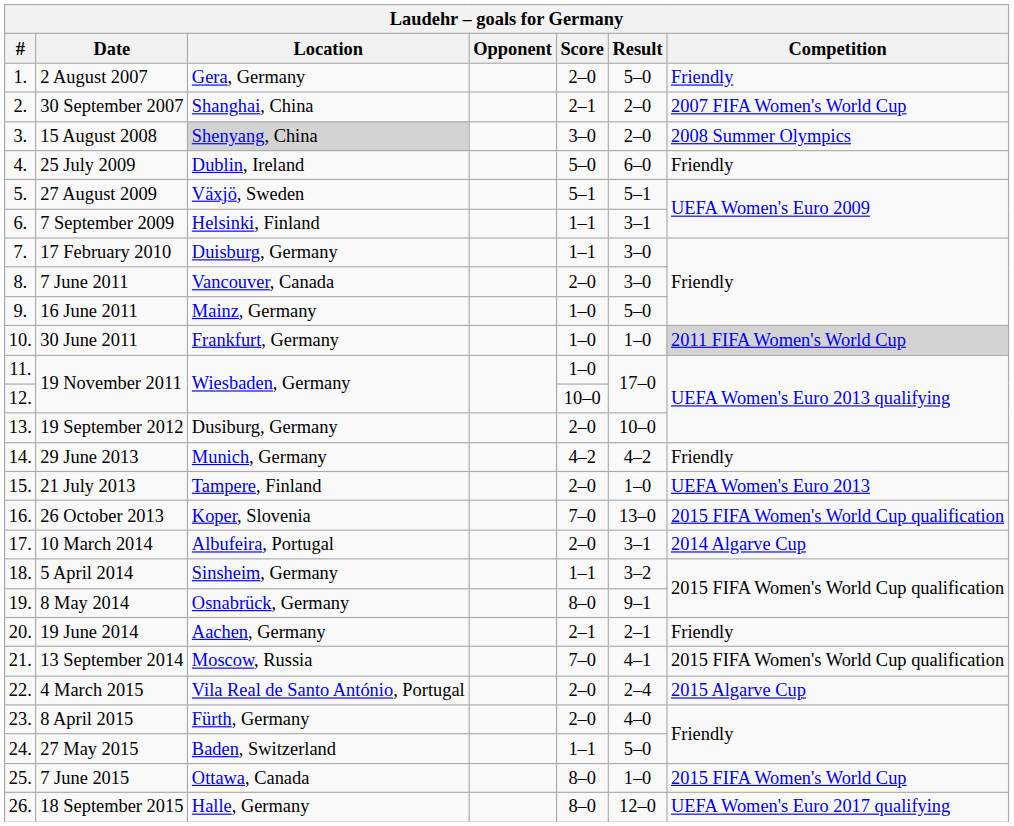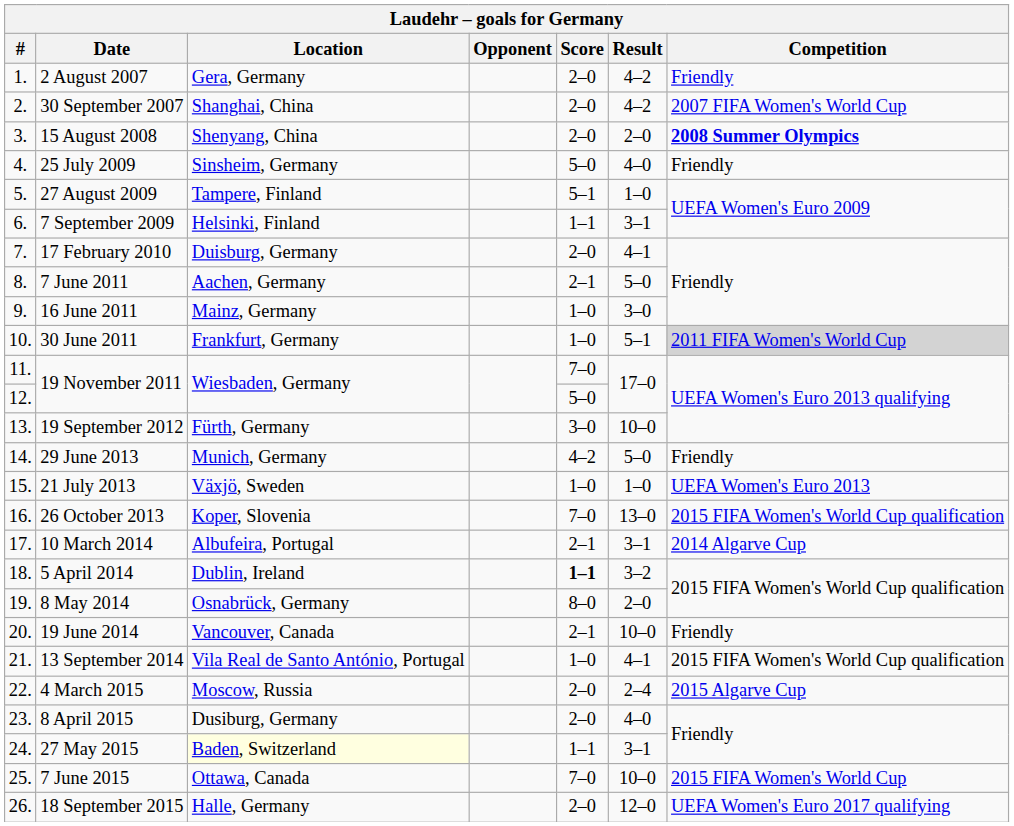(638, 77) 5–0 -> (638, 77) 4–2
(582, 106) 2–1 -> (582, 106) 2–0
(638, 106) 2–0 -> (638, 106) 4–2
(255, 135) lightgrey background -> (255, 135) no background
(582, 135) 3–0 -> (582, 135) 2–0
(761, 135) normal -> (765, 135) bold
(248, 164) Dublin, Ireland -> (265, 164) Sinsheim, Germany
(638, 164) 6–0 -> (638, 164) 4–0
(248, 194) Växjö, Sweden -> (257, 194) Tampere, Finland
(638, 194) 5–1 -> (638, 194) 1–0
(582, 252) 1–1 -> (582, 252) 2–0
(638, 252) 3–0 -> (638, 252) 4–1
(263, 281) Vancouver, Canada -> (259, 281) Aachen, Germany
(582, 281) 2–0 -> (582, 281) 2–1
(638, 281) 3–0 -> (638, 281) 5–0
(638, 310) 5–0 -> (638, 310) 3–0
(638, 340) 1–0 -> (638, 340) 5–1
(582, 369) 1–0 -> (582, 369) 7–0
(582, 398) 10–0 -> (582, 398) 5–0
(265, 427) Dusiburg, Germany -> (251, 427) Fürth, Germany
(582, 427) 2–0 -> (582, 427) 3–0
(638, 456) 4–2 -> (638, 456) 5–0
(257, 485) Tampere, Finland -> (248, 485) Växjö, Sweden
(582, 485) 2–0 -> (582, 485) 1–0
(582, 544) 2–0 -> (582, 544) 2–1
(265, 573) Sinsheim, Germany -> (248, 573) Dublin, Ireland
(582, 573) normal -> (582, 573) bold
(638, 602) 9–1 -> (638, 602) 2–0
(259, 631) Aachen, Germany -> (263, 631) Vancouver, Canada
(638, 631) 2–1 -> (638, 631) 10–0
(252, 661) Moscow, Russia -> (328, 661) Vila Real de Santo António, Portugal
(582, 661) 7–0 -> (582, 661) 1–0
(328, 690) Vila Real de Santo António, Portugal -> (252, 690) Moscow, Russia
(251, 719) Fürth, Germany -> (265, 719) Dusiburg, Germany
(264, 748) no background -> (264, 748) lightyellow background
(638, 748) 5–0 -> (638, 748) 3–1
(582, 777) 8–0 -> (582, 777) 7–0
(638, 777) 1–0 -> (638, 777) 10–0
(582, 806) 8–0 -> (582, 806) 2–0
